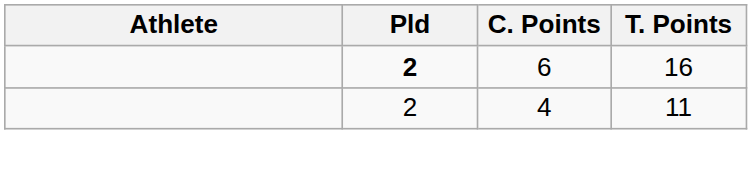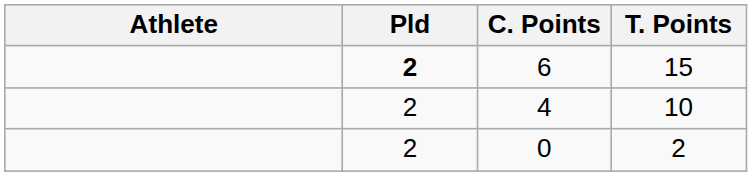(679, 66) 16 -> (679, 66) 15
(679, 107) 11 -> (679, 107) 10
+ row: (544, 149)
